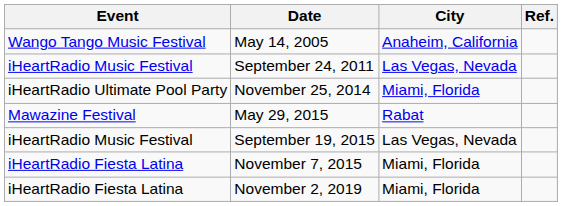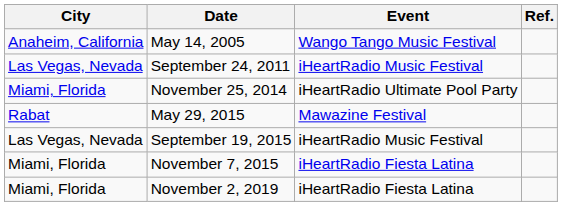columns swapped: (118, 16) <-> (450, 16)
